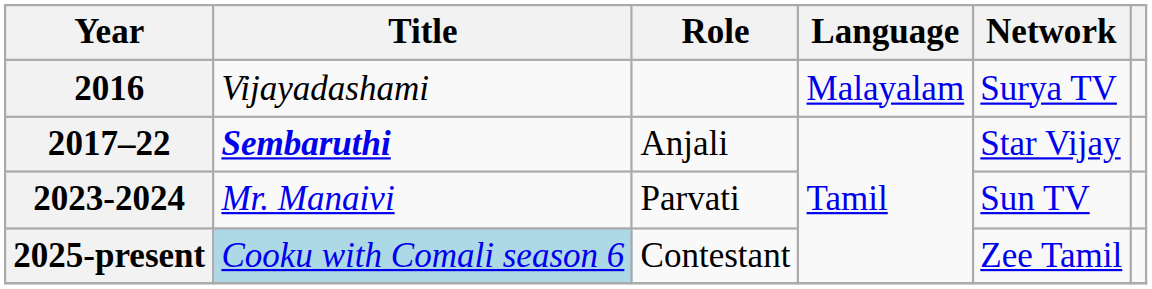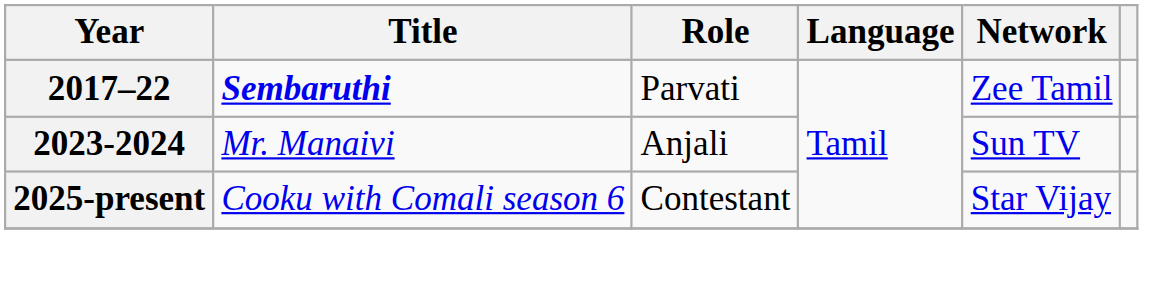- row: (109, 87)
(684, 143) Anjali -> (690, 87) Parvati
(1050, 143) Star Vijay -> (1042, 87) Zee Tamil
(690, 198) Parvati -> (684, 143) Anjali
(423, 254) lightblue background -> (423, 198) no background
(1051, 254) Zee Tamil -> (1041, 198) Star Vijay
